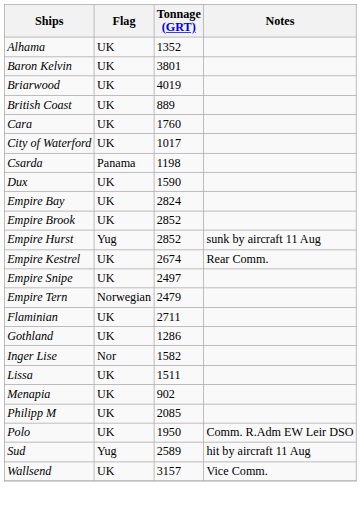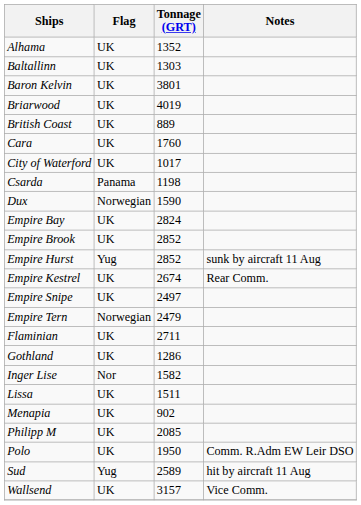+ row: (32, 66)
(106, 182) UK -> (124, 201) Norwegian
